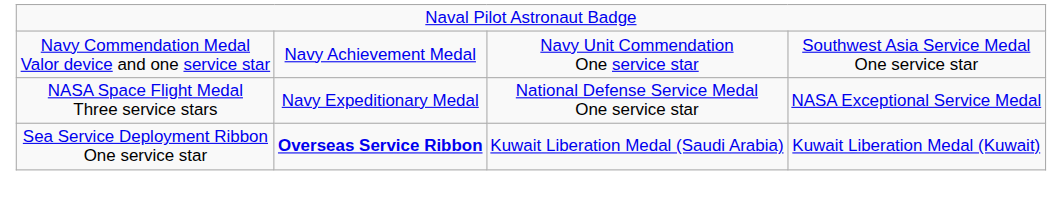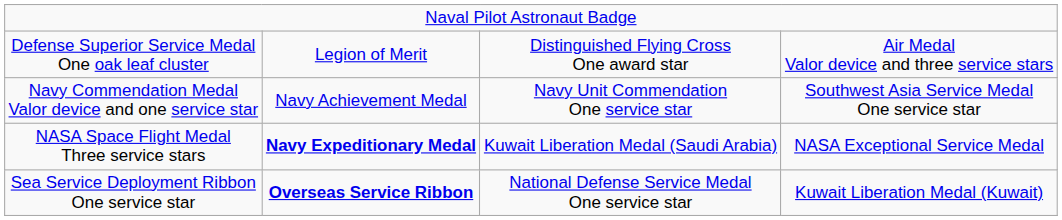+ row: (133, 54)
(380, 100) normal -> (371, 146) bold
(637, 100) National Defense Service Medal One service star -> (631, 146) Kuwait Liberation Medal (Saudi Arabia)
(637, 146) Kuwait Liberation Medal (Saudi Arabia) -> (630, 192) National Defense Service Medal One service star
